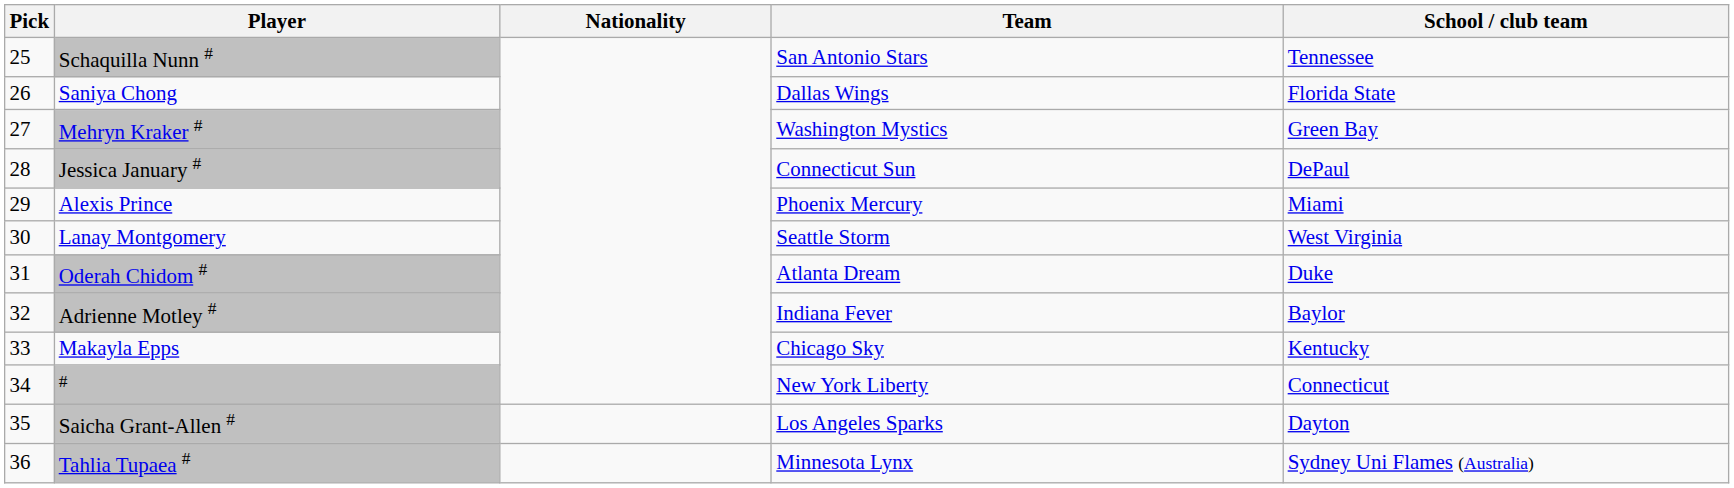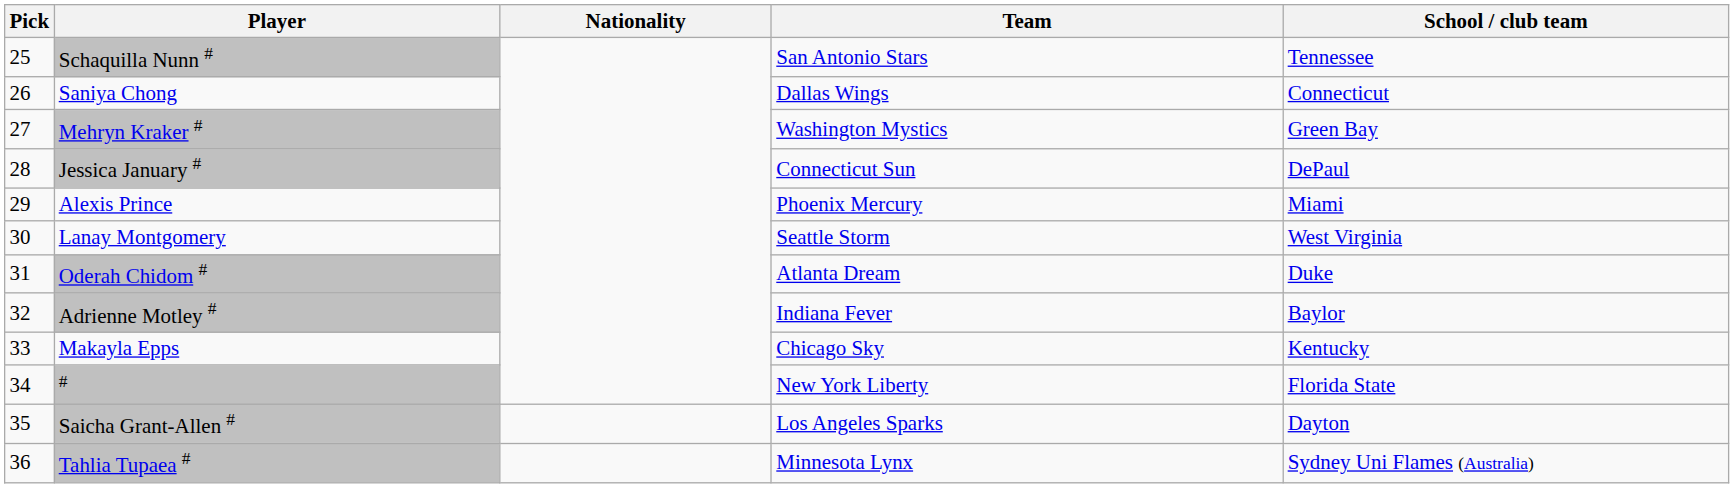(1342, 93) Florida State -> (1338, 93) Connecticut
(1338, 384) Connecticut -> (1342, 384) Florida State
